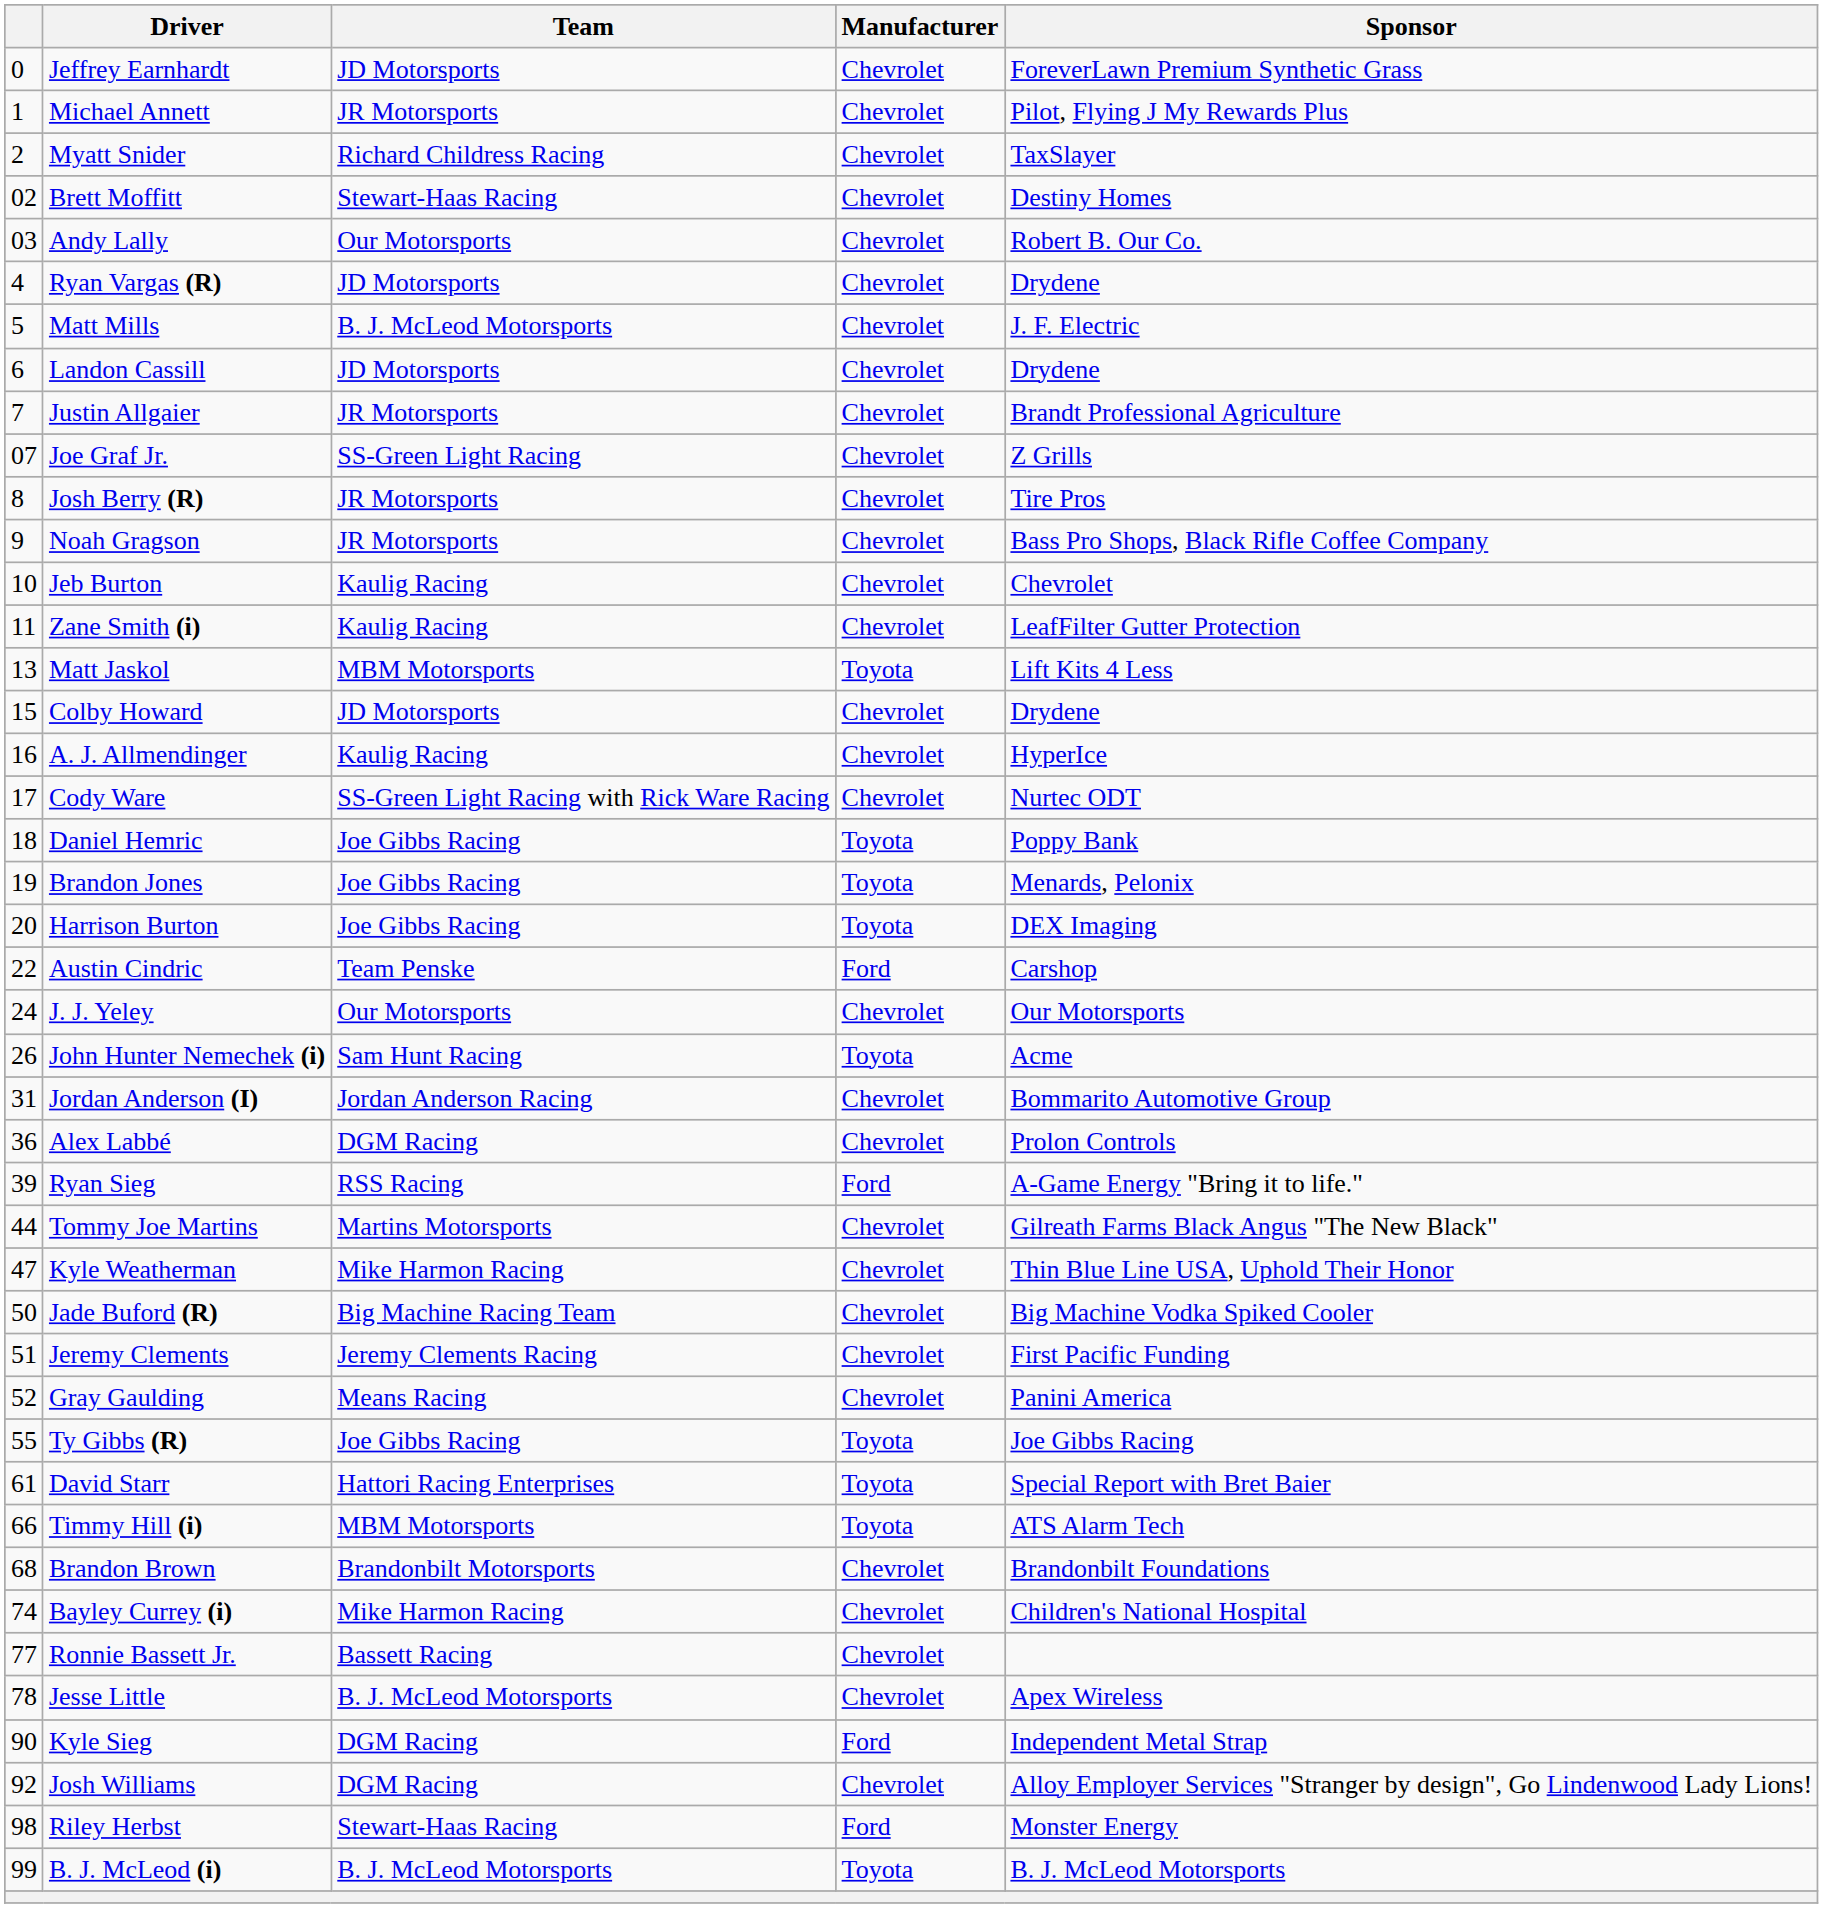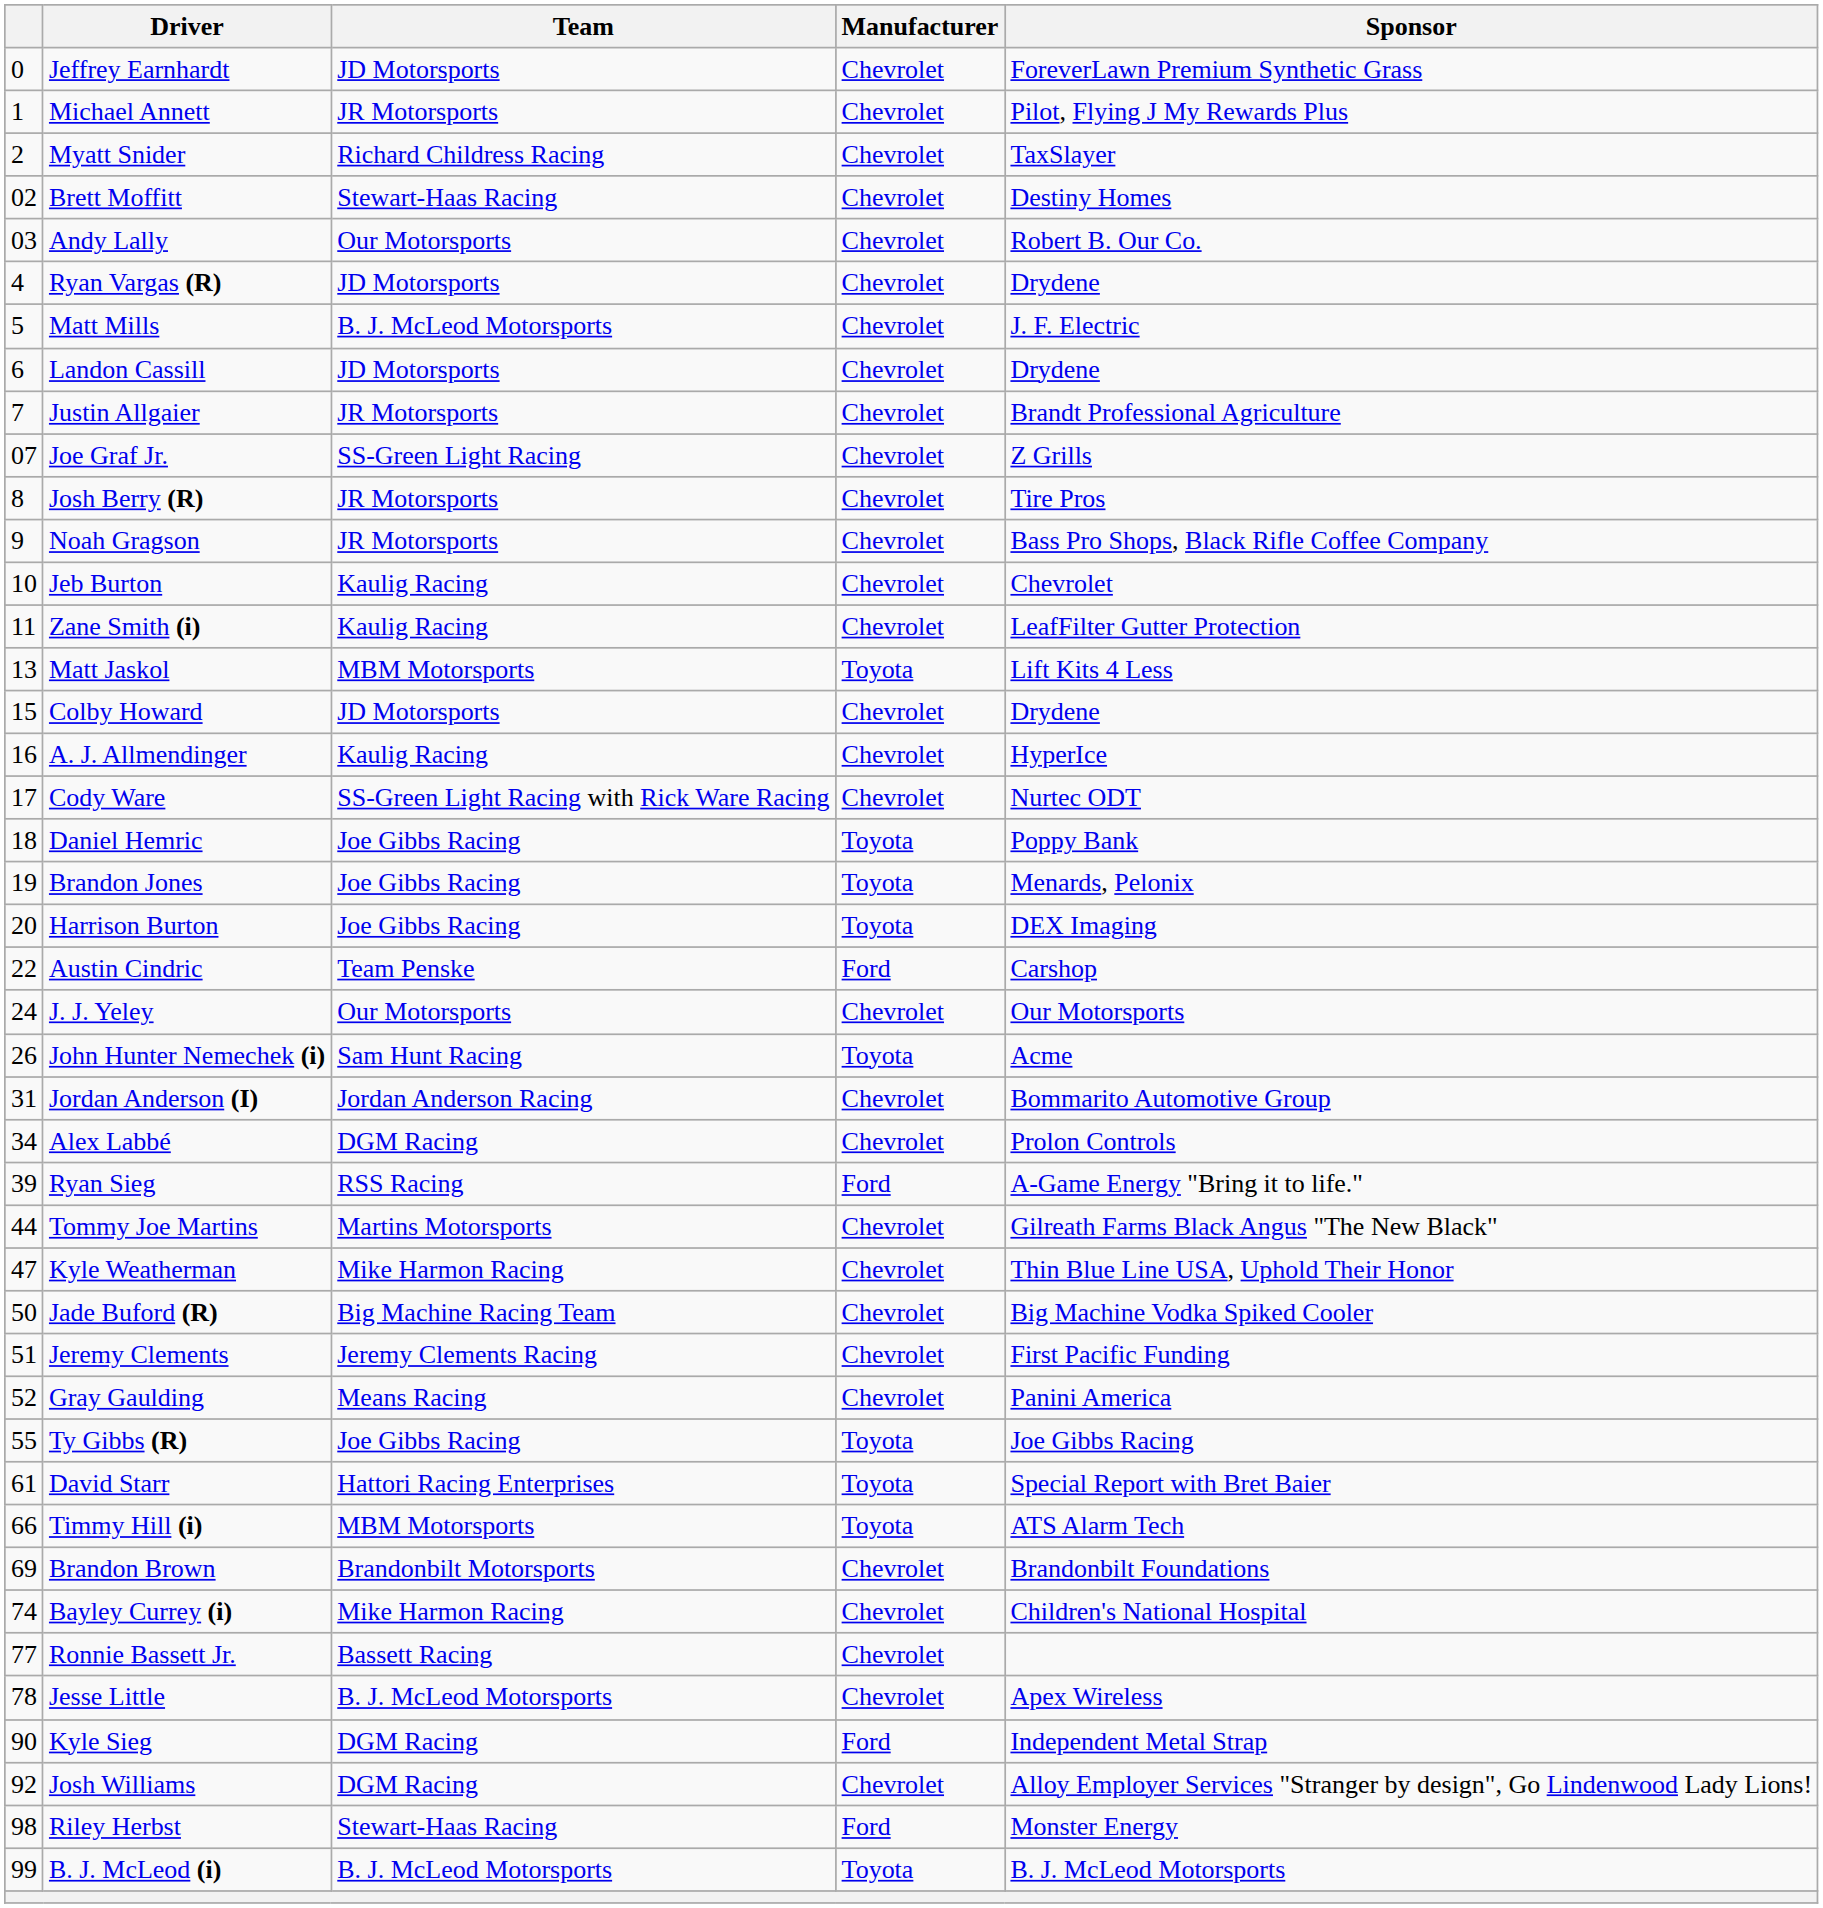(24, 1140) 36 -> (24, 1140) 34
(24, 1568) 68 -> (24, 1568) 69
